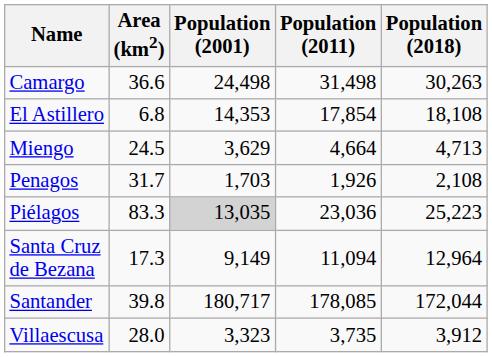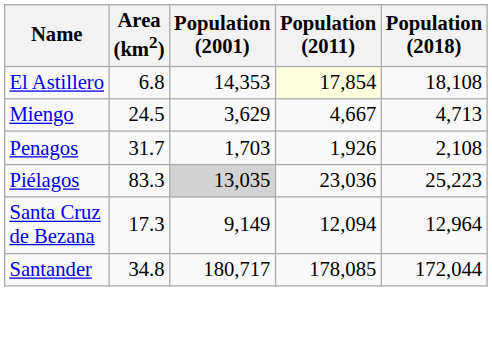- row: (47, 82)
(348, 115) no background -> (348, 82) lightyellow background
(353, 147) 4,664 -> (353, 115) 4,667
(348, 257) 11,094 -> (348, 224) 12,094
(146, 302) 39.8 -> (146, 269) 34.8
- row: (56, 334)
